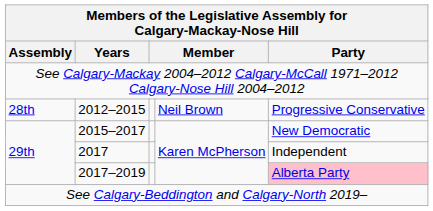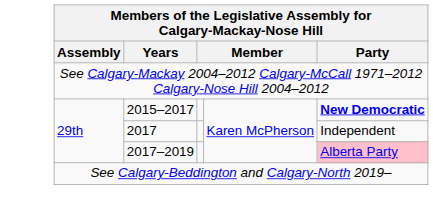- row: (112, 109)
(321, 131) normal -> (373, 109) bold
